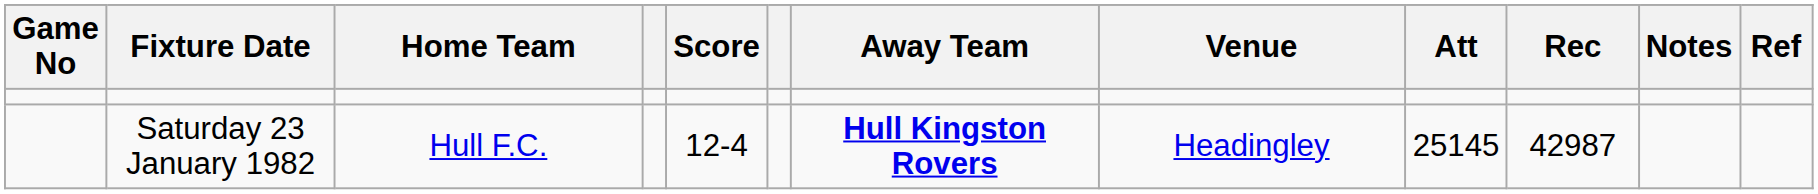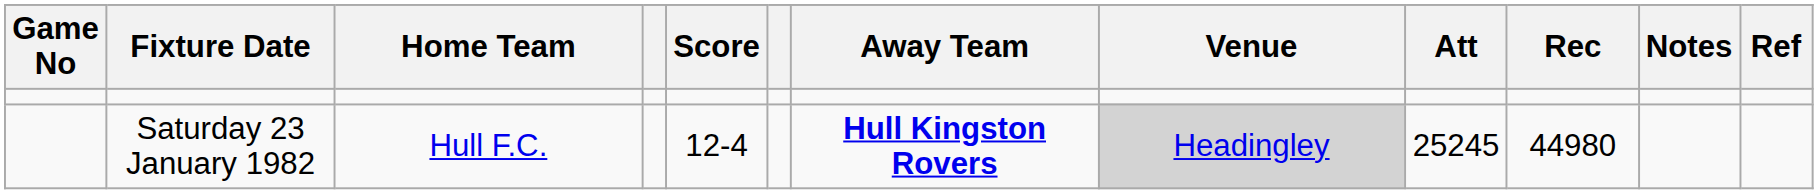(1252, 145) no background -> (1252, 145) lightgrey background
(1456, 145) 25145 -> (1456, 145) 25245
(1573, 145) 42987 -> (1573, 145) 44980
